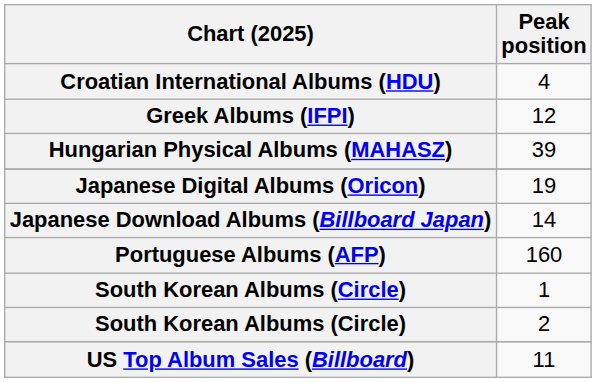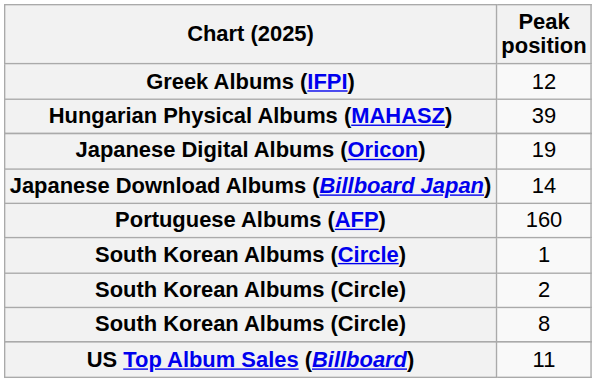- row: (544, 81)
+ row: (544, 324)
